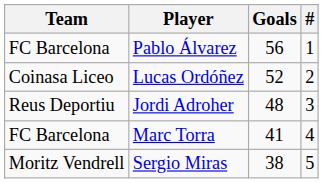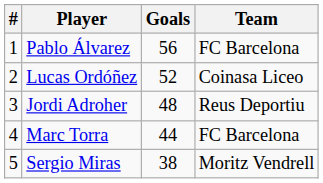columns swapped: (310, 18) <-> (67, 18)
(274, 134) 41 -> (168, 134) 44
